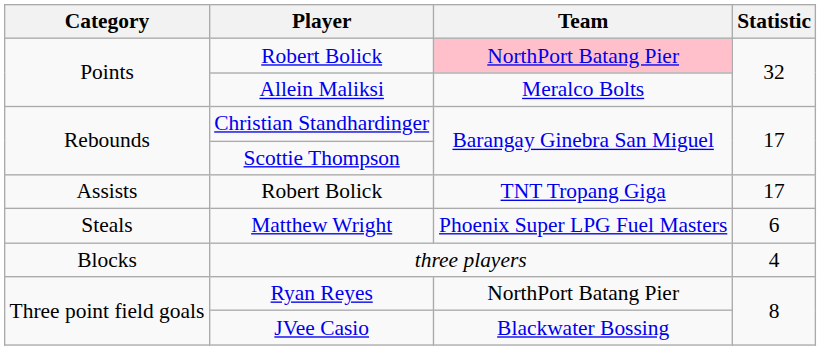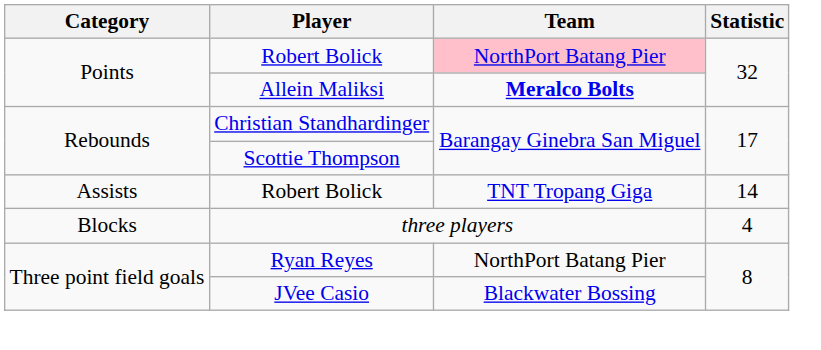(583, 89) normal -> (570, 89) bold
(774, 191) 17 -> (747, 191) 14
- row: (107, 225)
